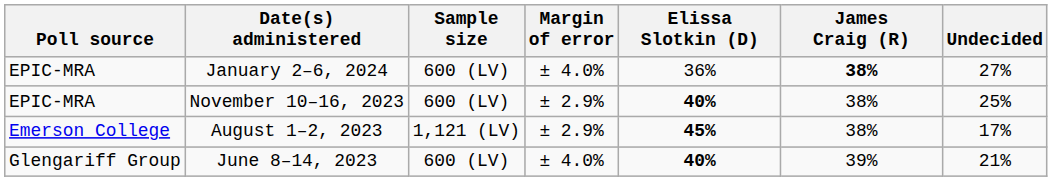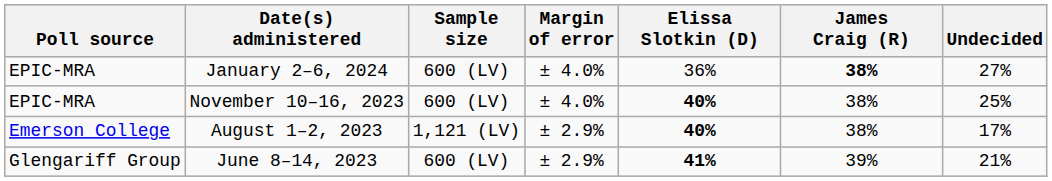(572, 101) ± 2.9% -> (572, 101) ± 4.0%
(700, 131) 45% -> (700, 131) 40%
(572, 161) ± 4.0% -> (572, 161) ± 2.9%
(700, 161) 40% -> (700, 161) 41%
